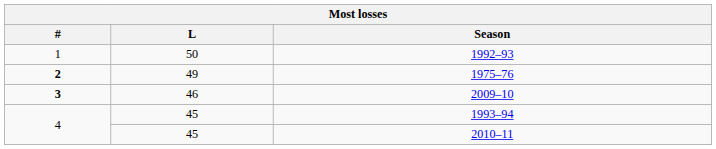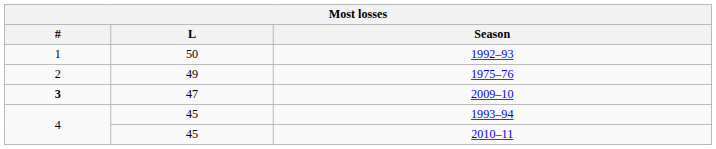(58, 74) bold -> (58, 74) normal
(192, 94) 46 -> (192, 94) 47
